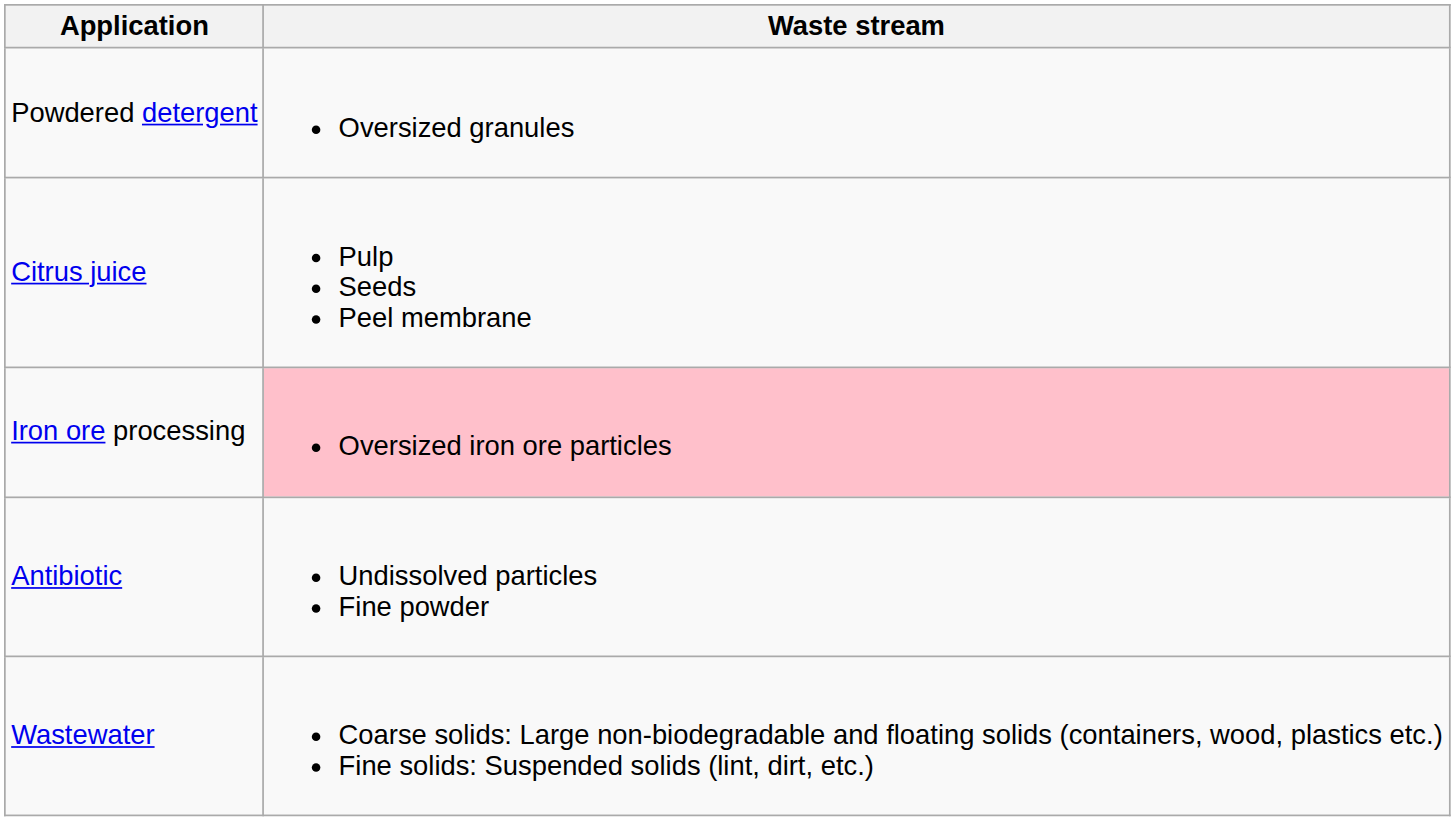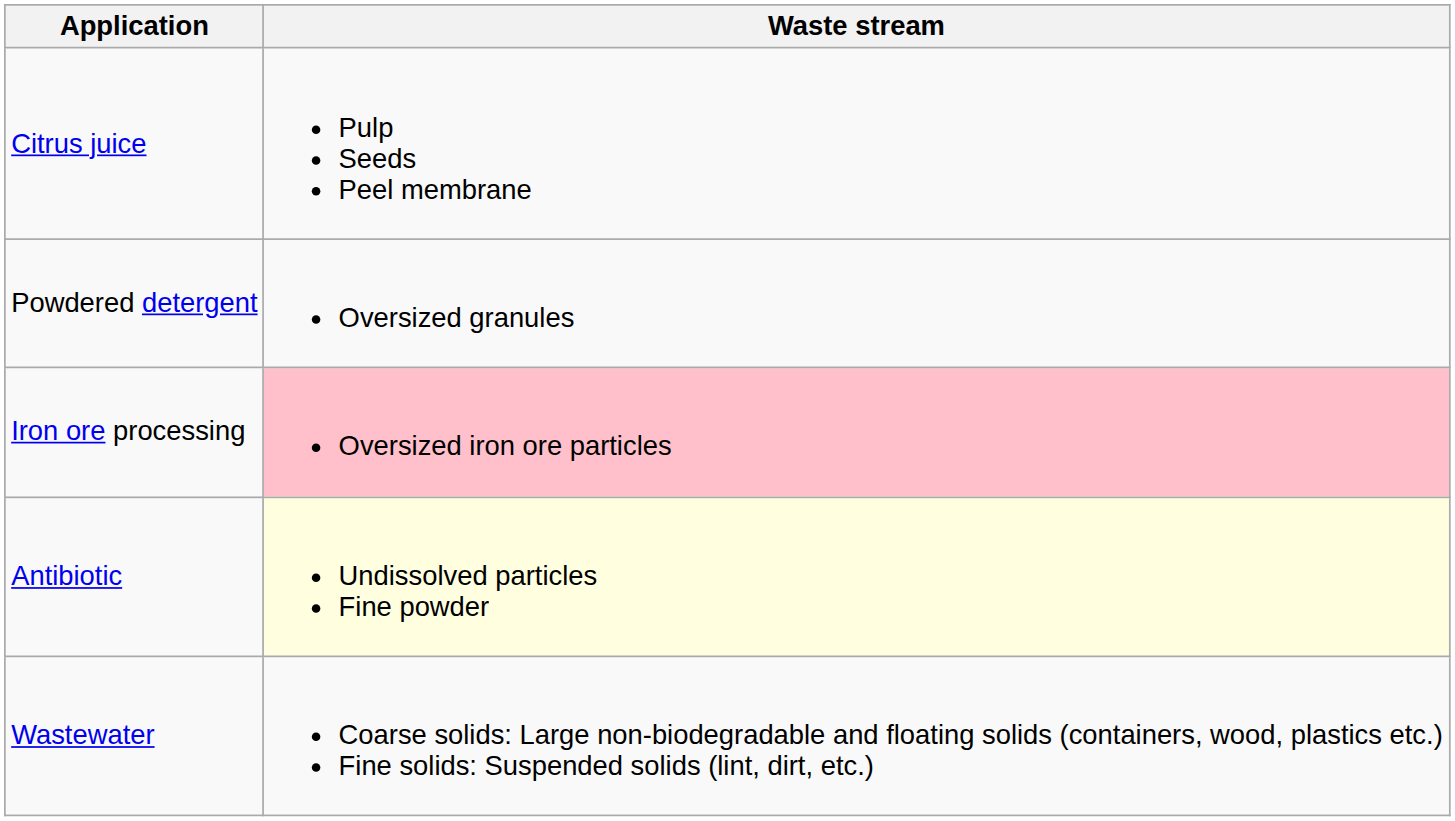rows swapped: (134, 112) <-> (79, 272)
(856, 592) no background -> (856, 592) lightyellow background
